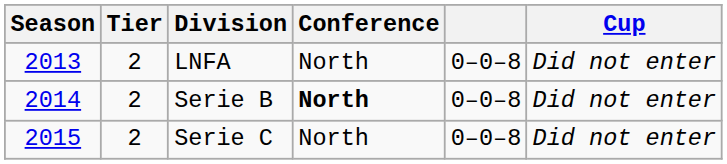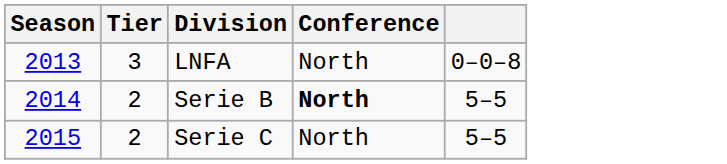- column: (624, 24)
(135, 62) 2 -> (135, 62) 3
(486, 101) 0–0–8 -> (486, 101) 5–5
(486, 139) 0–0–8 -> (486, 139) 5–5
